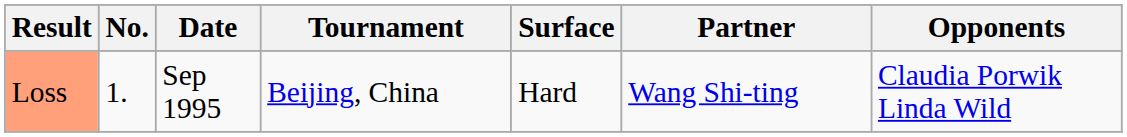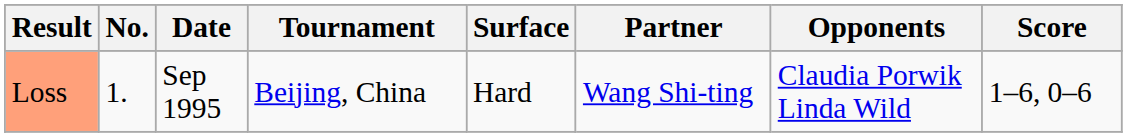+ column: (1052, 27)
